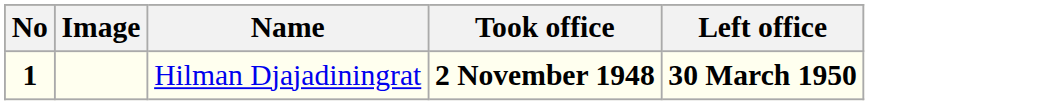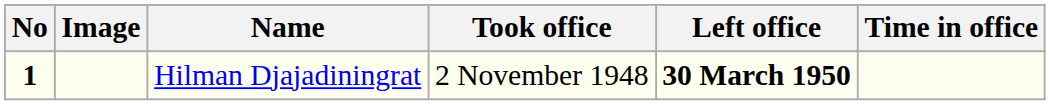+ column: (951, 27)
(545, 74) bold -> (542, 74) normal
